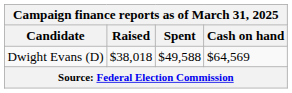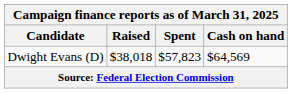(180, 56) $49,588 -> (180, 56) $57,823
